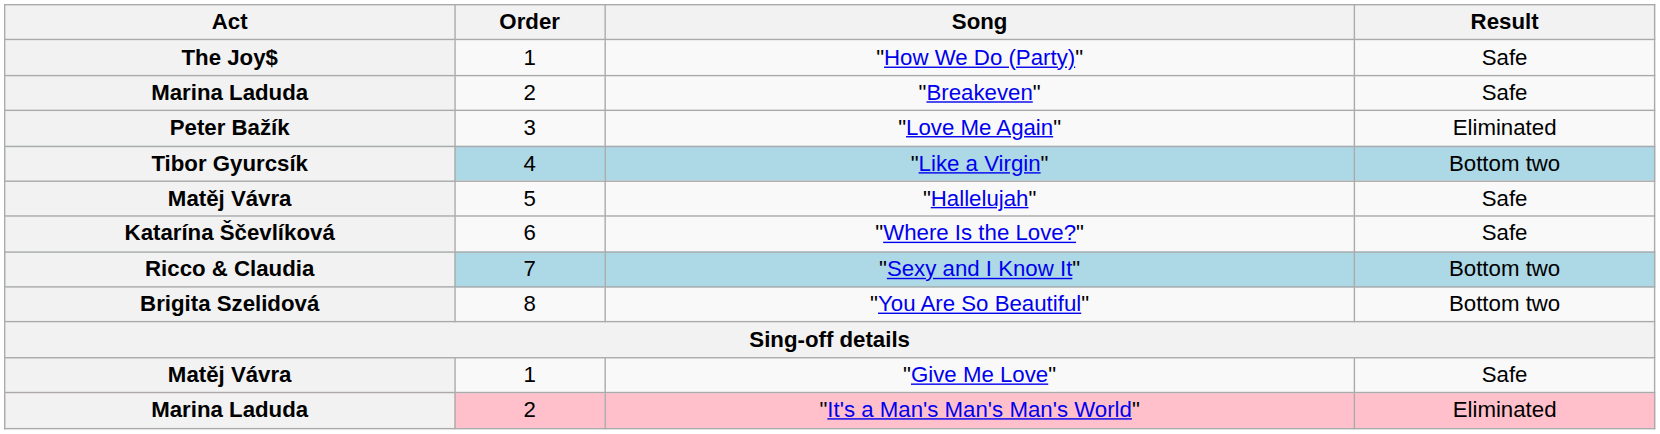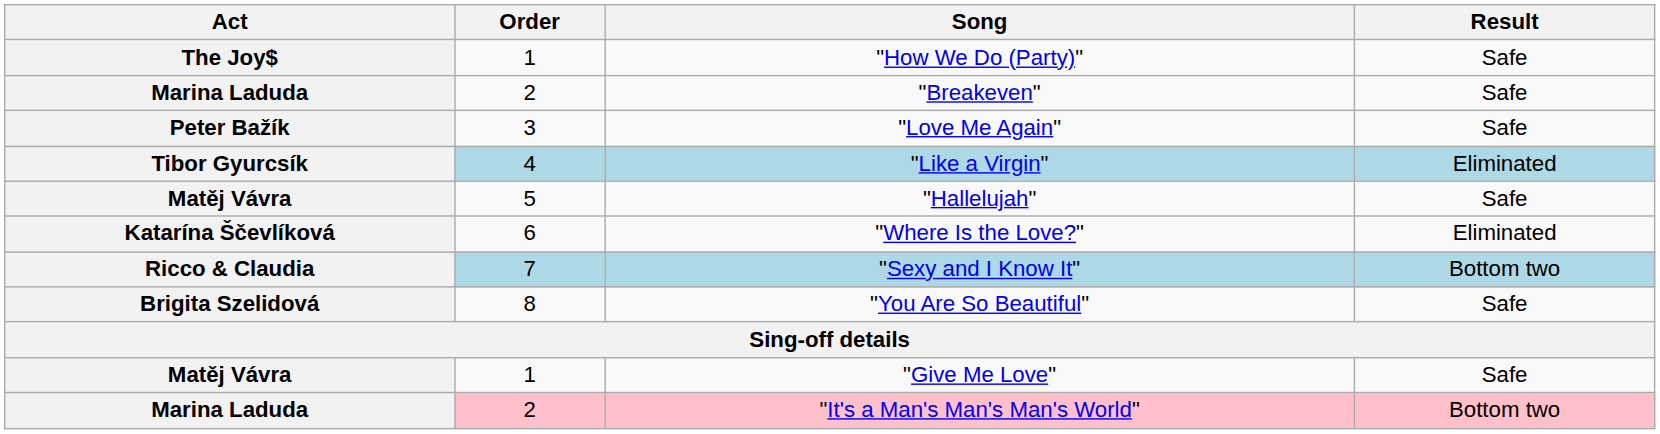(1505, 127) Eliminated -> (1505, 127) Safe
(1505, 163) Bottom two -> (1505, 163) Eliminated
(1505, 233) Safe -> (1505, 233) Eliminated
(1505, 304) Bottom two -> (1505, 304) Safe
(1505, 410) Eliminated -> (1505, 410) Bottom two
